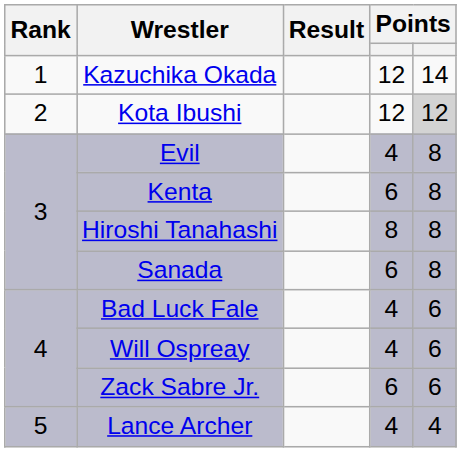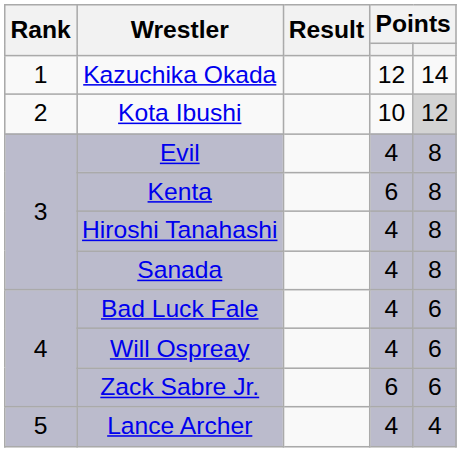(391, 113) 12 -> (391, 113) 10
(391, 230) 8 -> (391, 230) 4
(391, 269) 6 -> (391, 269) 4
